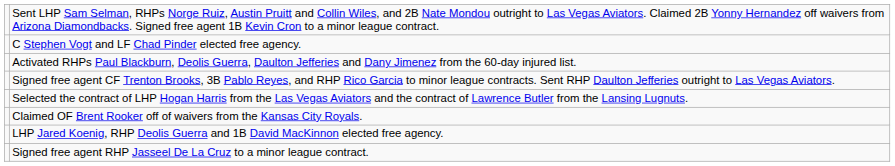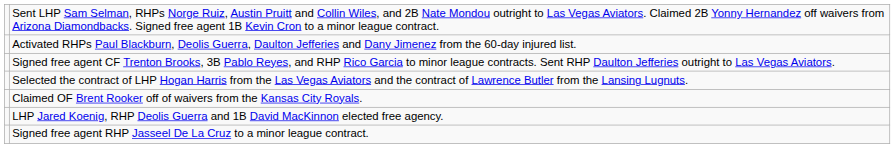- row: (157, 44)
